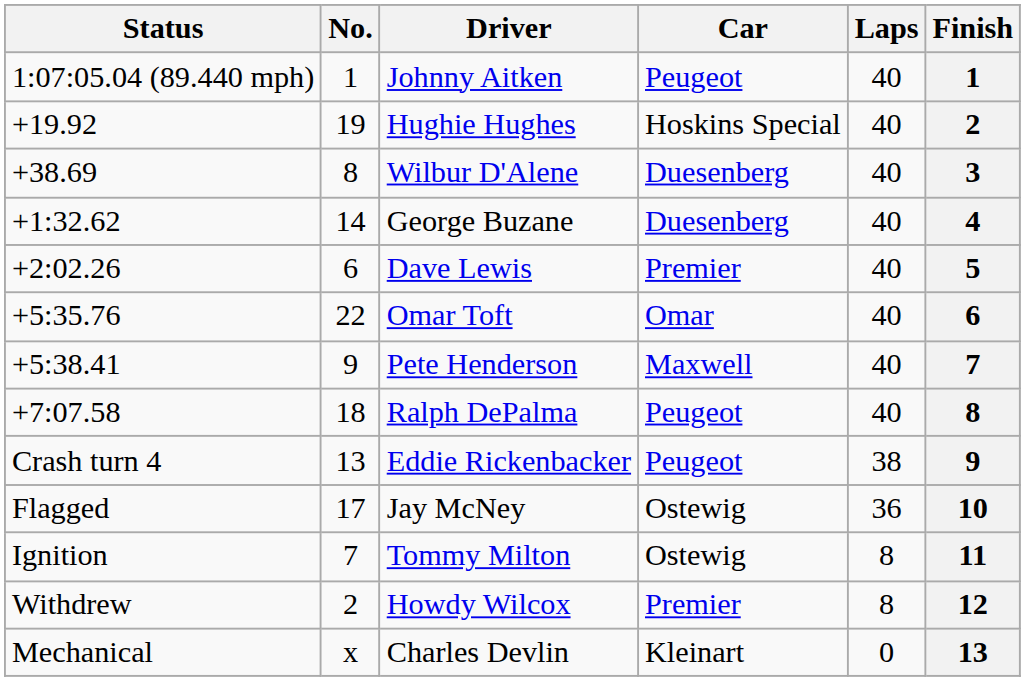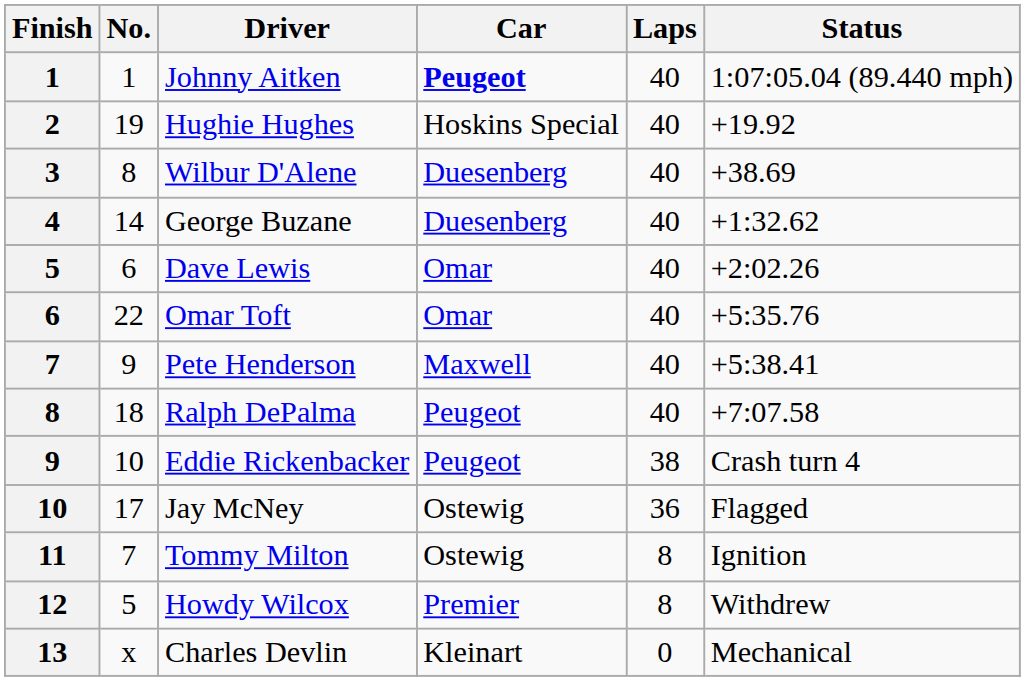columns swapped: (973, 28) <-> (163, 28)
(694, 76) normal -> (475, 76) bold
(693, 268) Premier -> (458, 268) Omar
(351, 460) 13 -> (129, 460) 10
(351, 603) 2 -> (129, 603) 5
